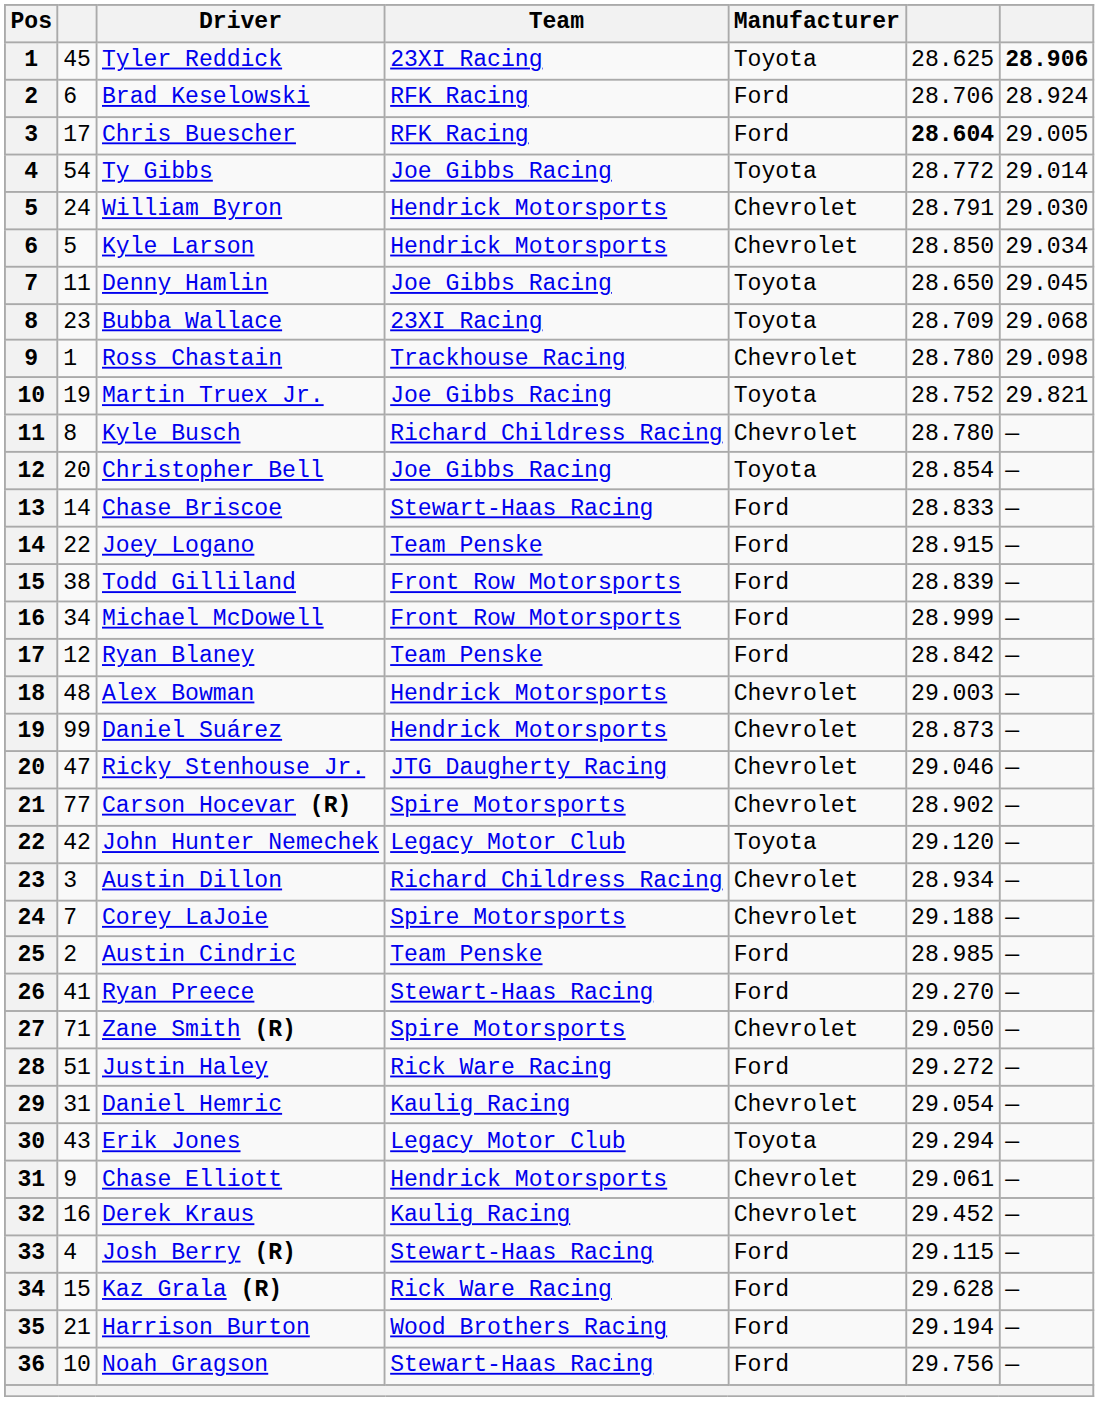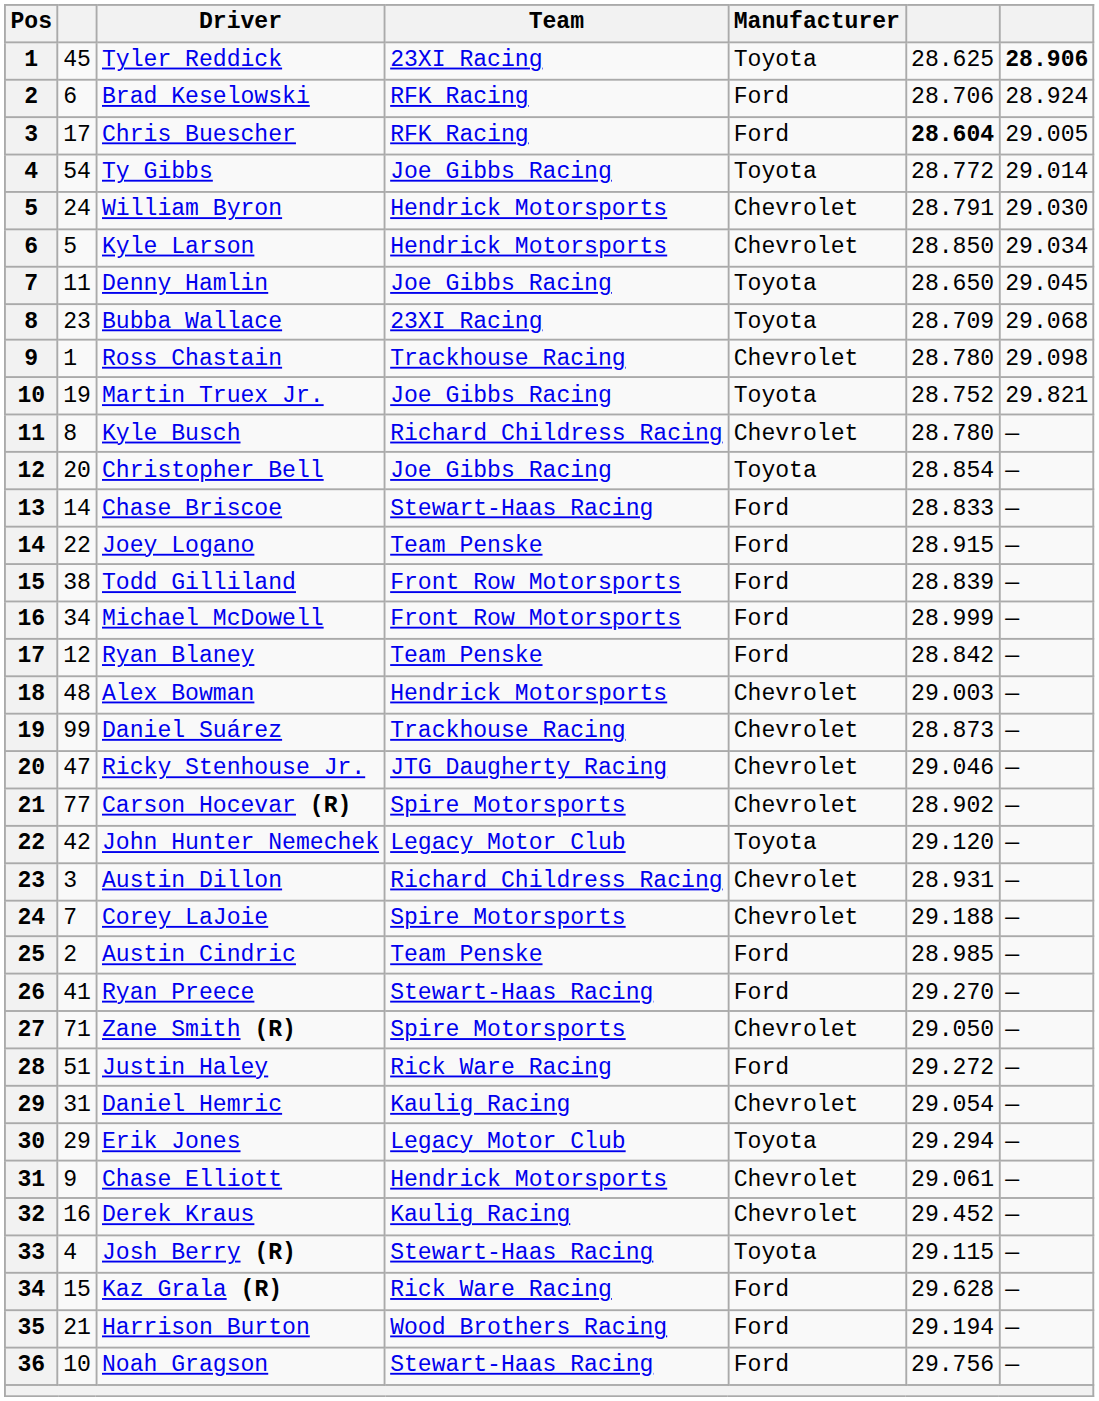(529, 732) Hendrick Motorsports -> (508, 732) Trackhouse Racing
(953, 881) 28.934 -> (953, 881) 28.931
(77, 1142) 43 -> (77, 1142) 29
(761, 1254) Ford -> (775, 1254) Toyota
